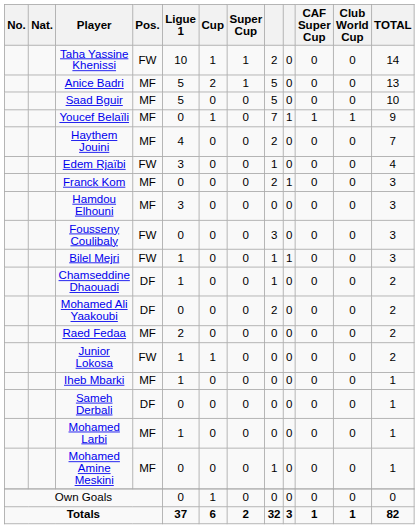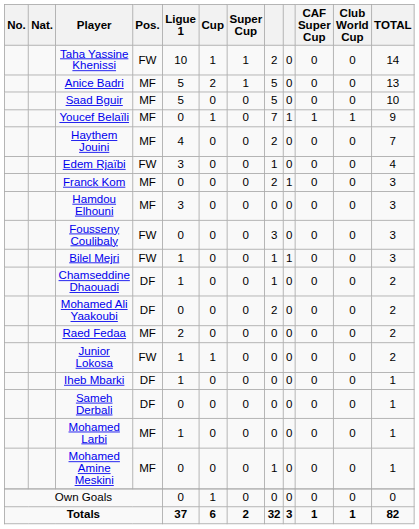(148, 380) MF -> (148, 380) DF
